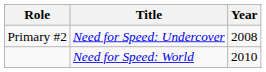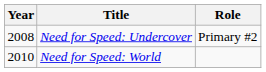columns swapped: (244, 15) <-> (37, 15)
